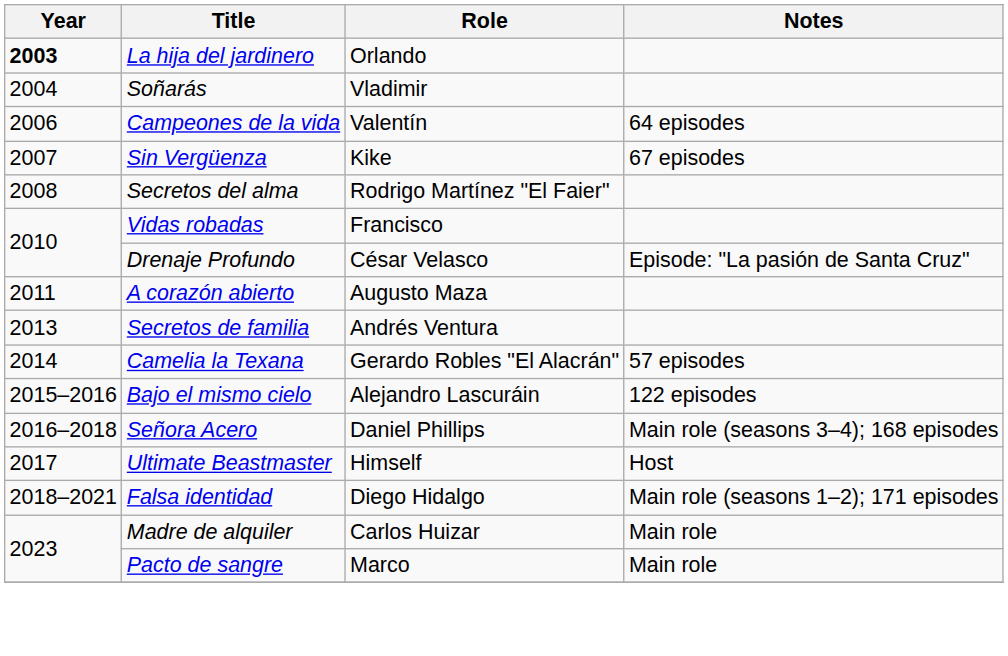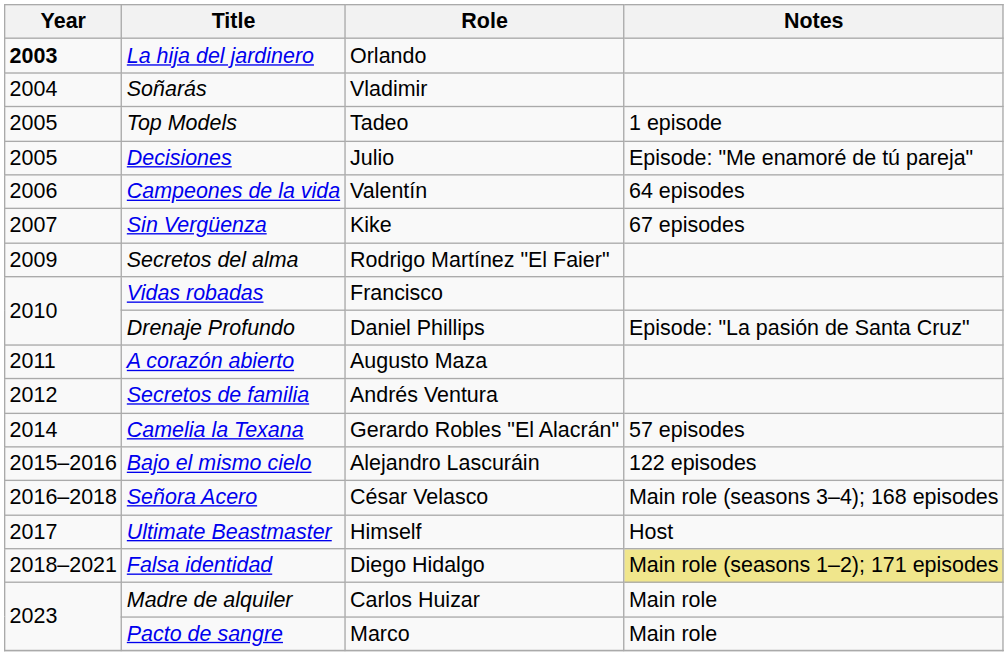+ row: (182, 123)
+ row: (179, 157)
(33, 191) 2008 -> (33, 259) 2009
(419, 259) César Velasco -> (417, 327) Daniel Phillips
(33, 327) 2013 -> (33, 395) 2012
(417, 429) Daniel Phillips -> (419, 497) César Velasco
(814, 497) no background -> (814, 565) khaki background
